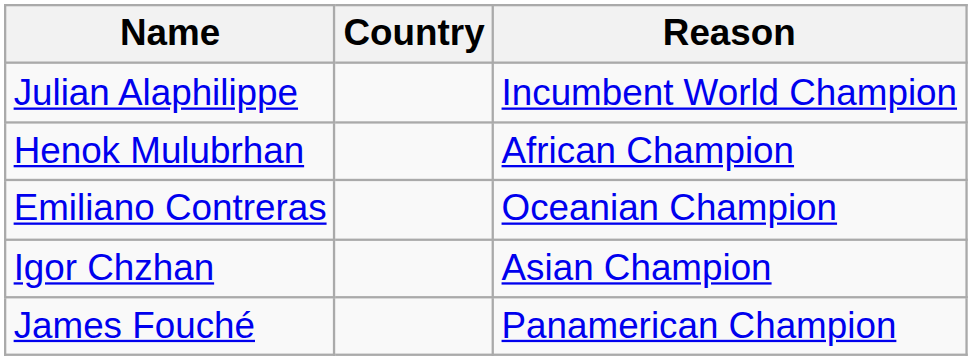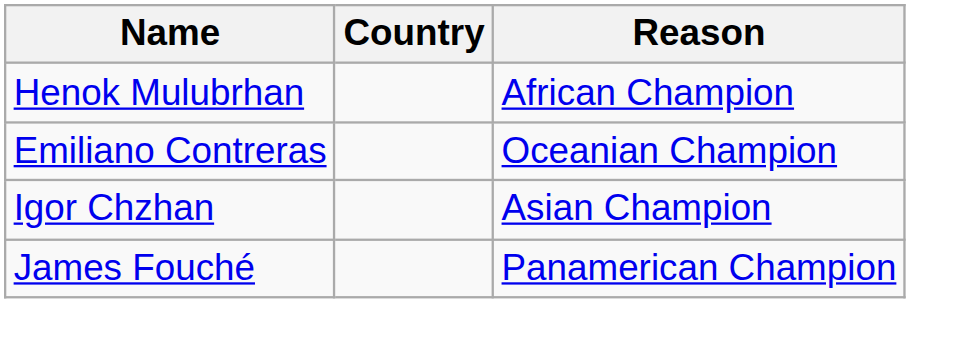- row: (156, 92)
